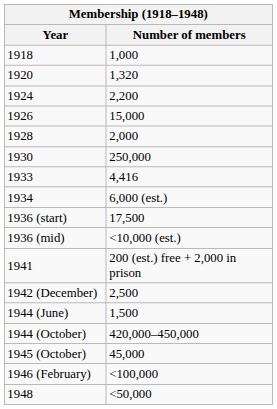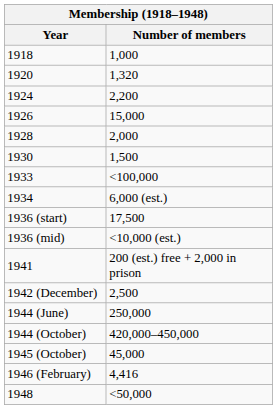(130, 156) 250,000 -> (124, 156) 1,500
(124, 177) 4,416 -> (134, 177) <100,000
(124, 313) 1,500 -> (130, 313) 250,000
(134, 374) <100,000 -> (124, 374) 4,416
